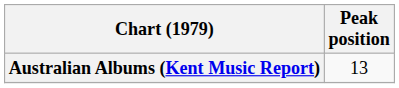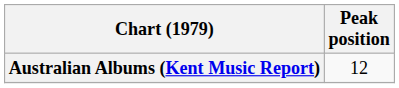(359, 67) 13 -> (359, 67) 12
